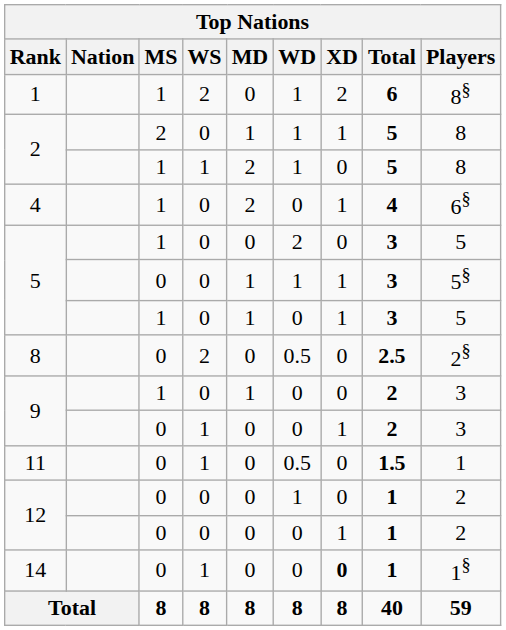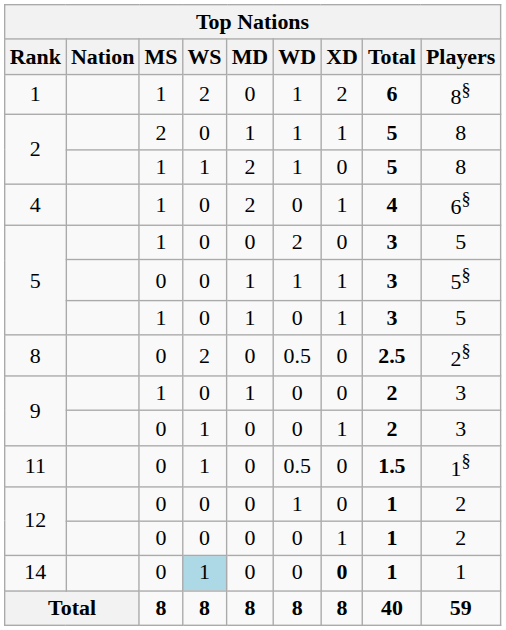(461, 462) 1 -> (461, 465) 1§
(205, 570) no background -> (205, 572) lightblue background
(461, 570) 1§ -> (461, 572) 1
